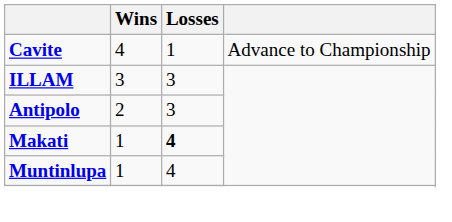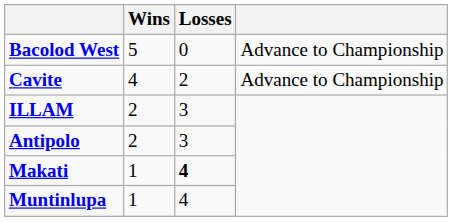+ row: (64, 49)
(171, 49) 1 -> (183, 79) 2
(120, 79) 3 -> (133, 110) 2
